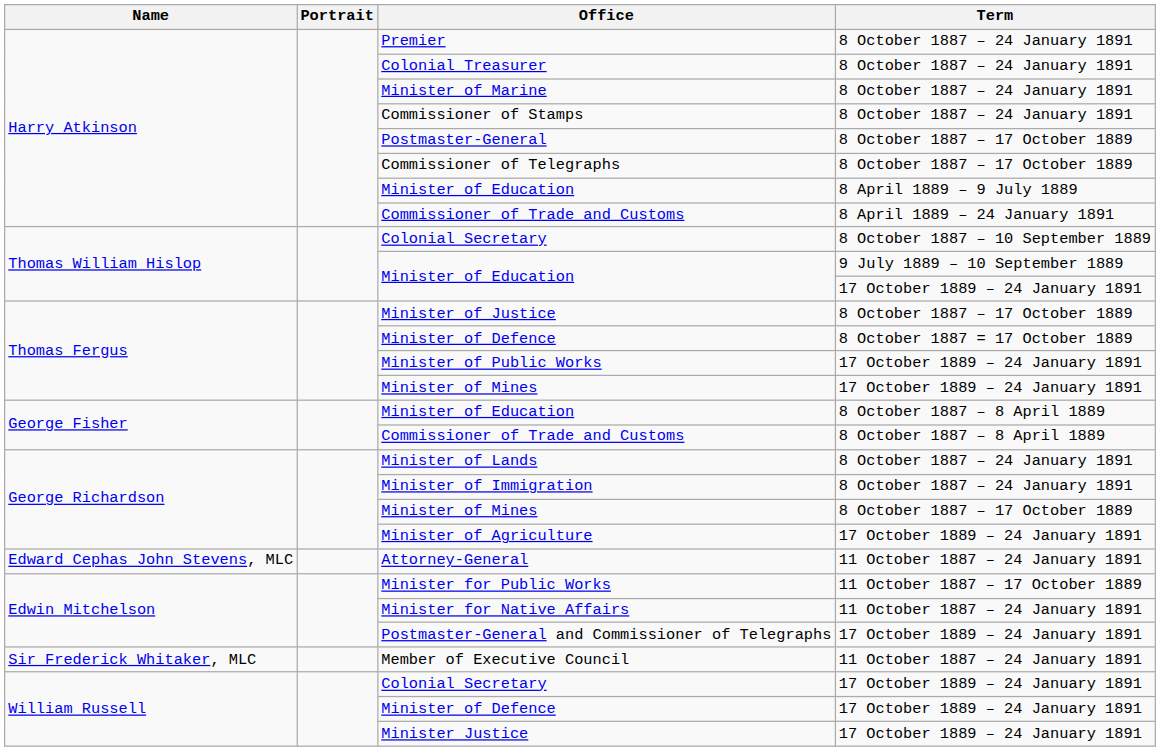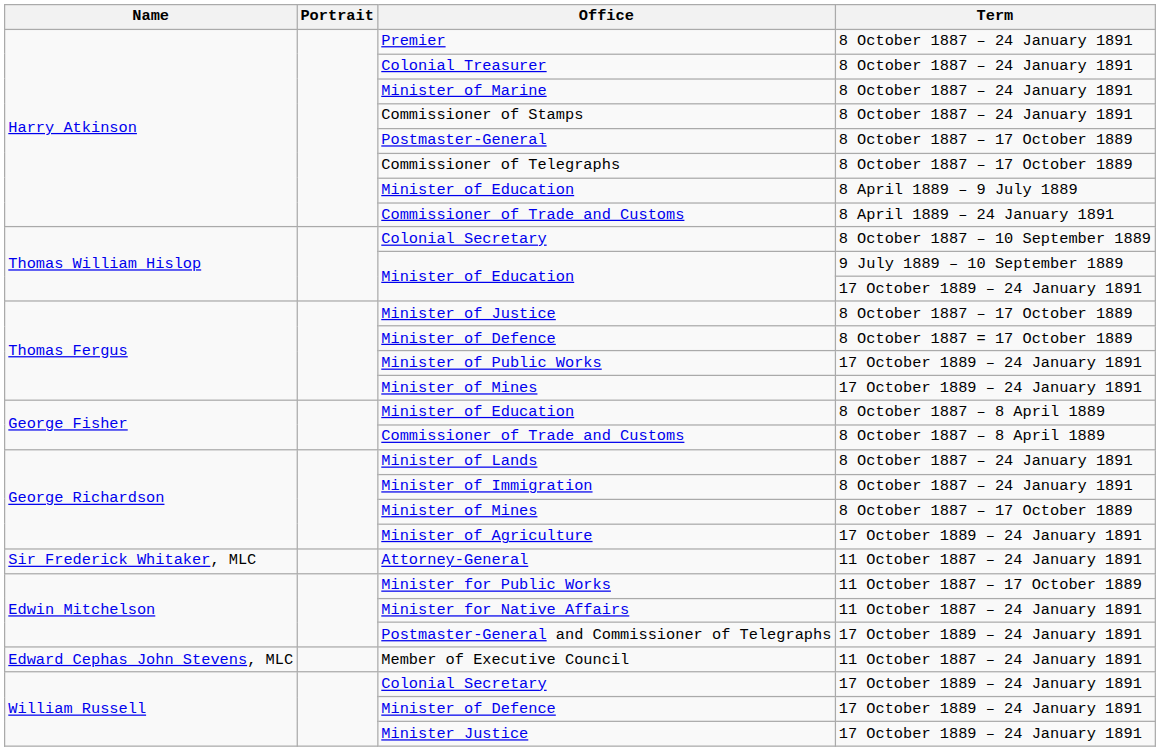(151, 561) Edward Cephas John Stevens, MLC -> (132, 561) Sir Frederick Whitaker, MLC
(132, 660) Sir Frederick Whitaker, MLC -> (151, 660) Edward Cephas John Stevens, MLC
